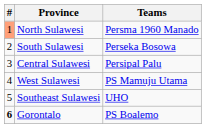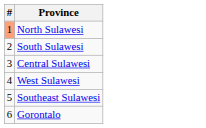- column: (152, 13)
(9, 115) bold -> (9, 115) normal
